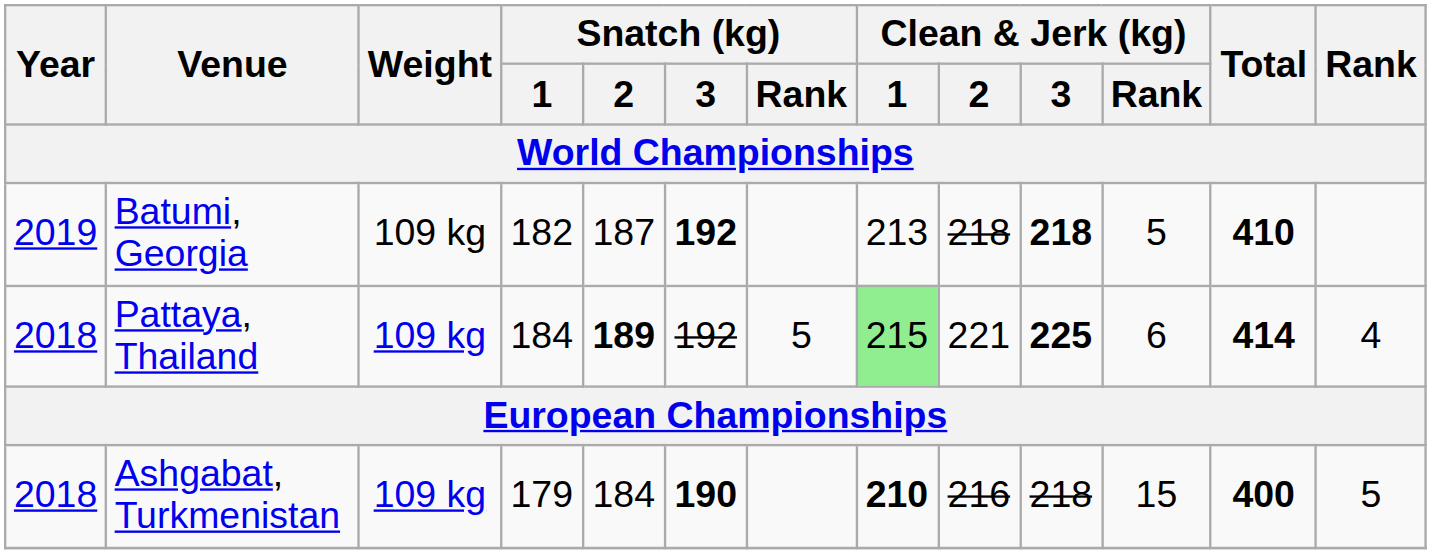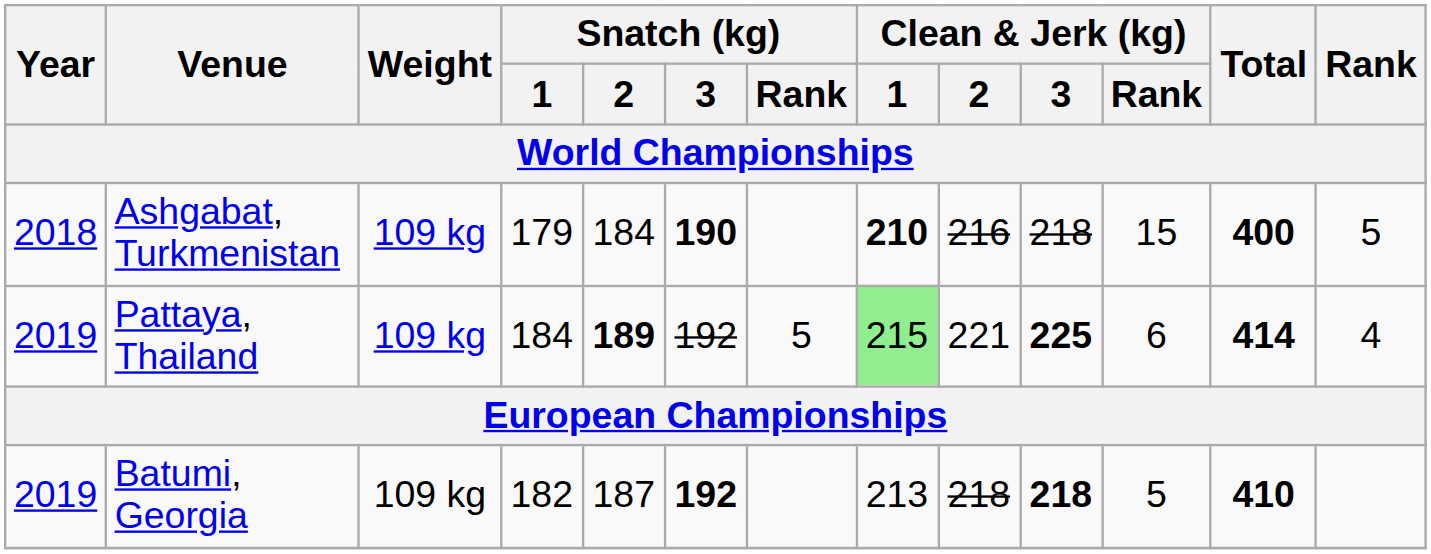rows swapped: (227, 495) <-> (181, 233)
(56, 334) 2018 -> (56, 334) 2019
